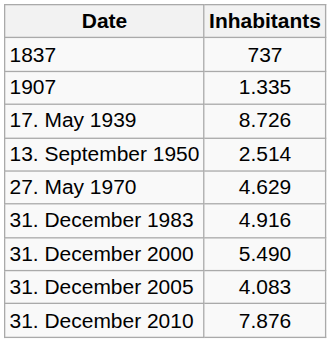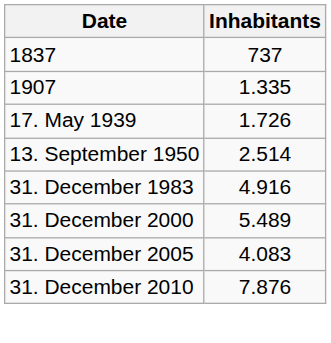(265, 120) 8.726 -> (265, 120) 1.726
- row: (73, 187)
(265, 253) 5.490 -> (265, 220) 5.489
